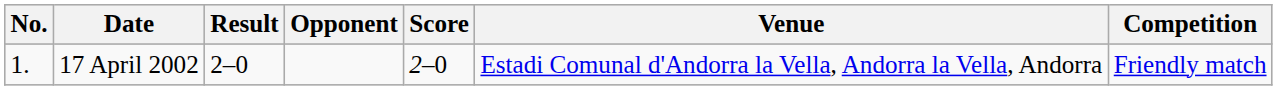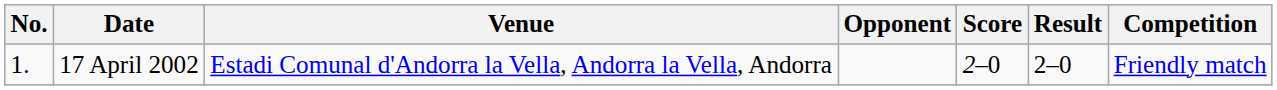columns swapped: (791, 24) <-> (244, 24)
